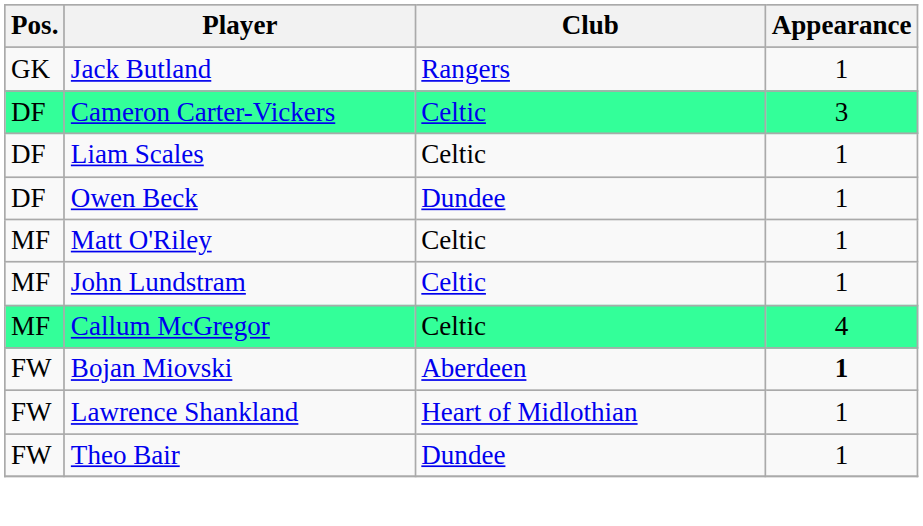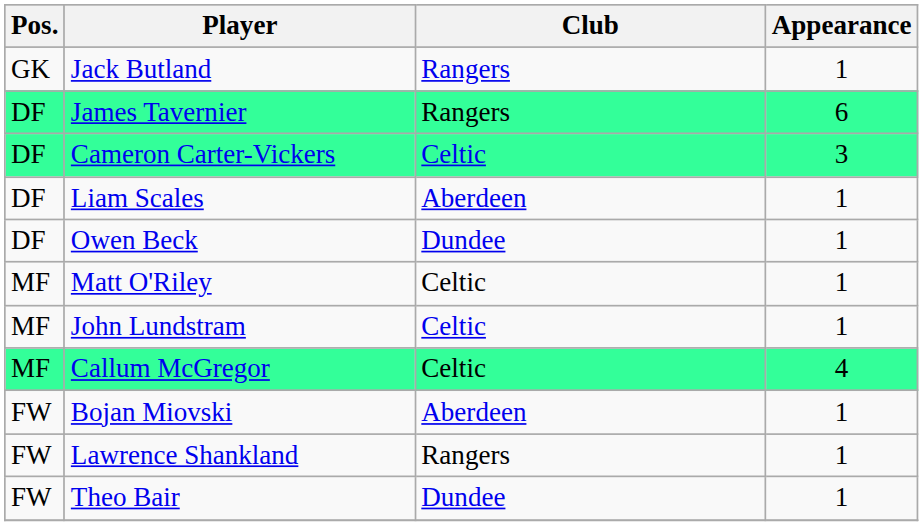+ row: (159, 111)
(454, 154) Celtic -> (474, 197) Aberdeen
(842, 369) bold -> (842, 411) normal
(529, 411) Heart of Midlothian -> (466, 454) Rangers
